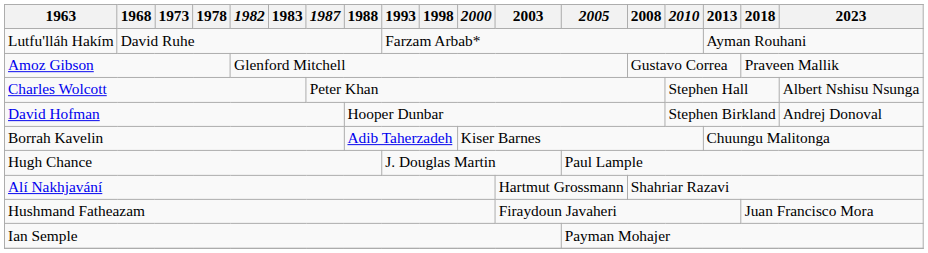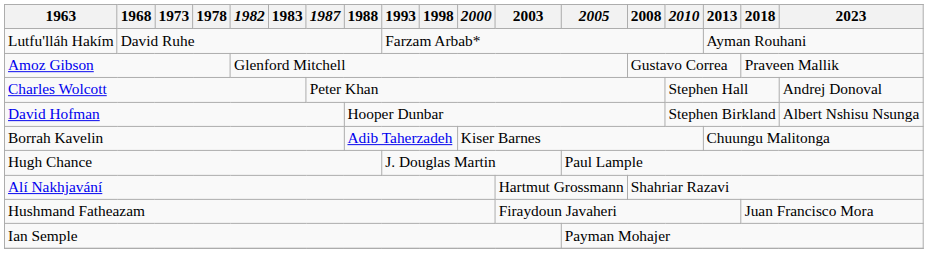(851, 89) Albert Nshisu Nsunga -> (832, 89) Andrej Donoval
(832, 114) Andrej Donoval -> (851, 114) Albert Nshisu Nsunga
